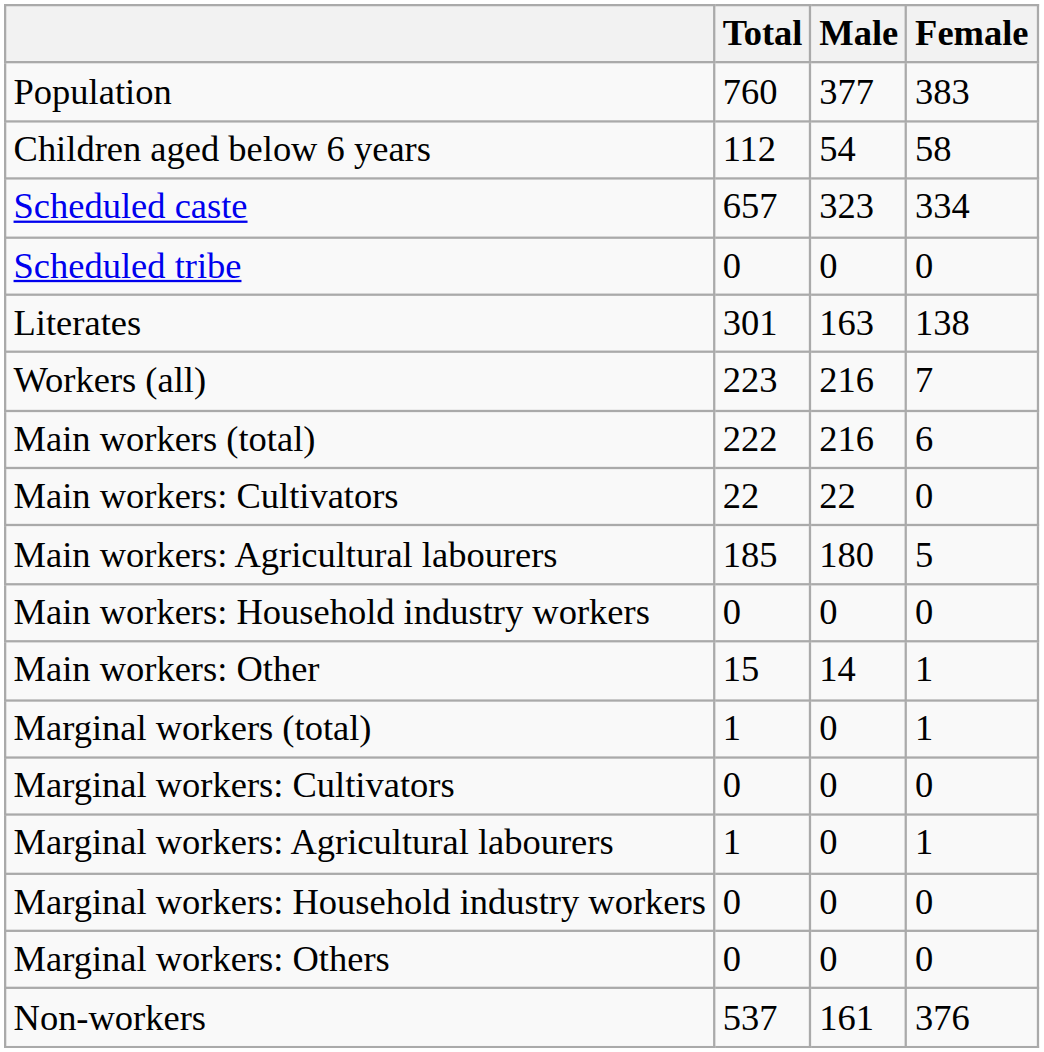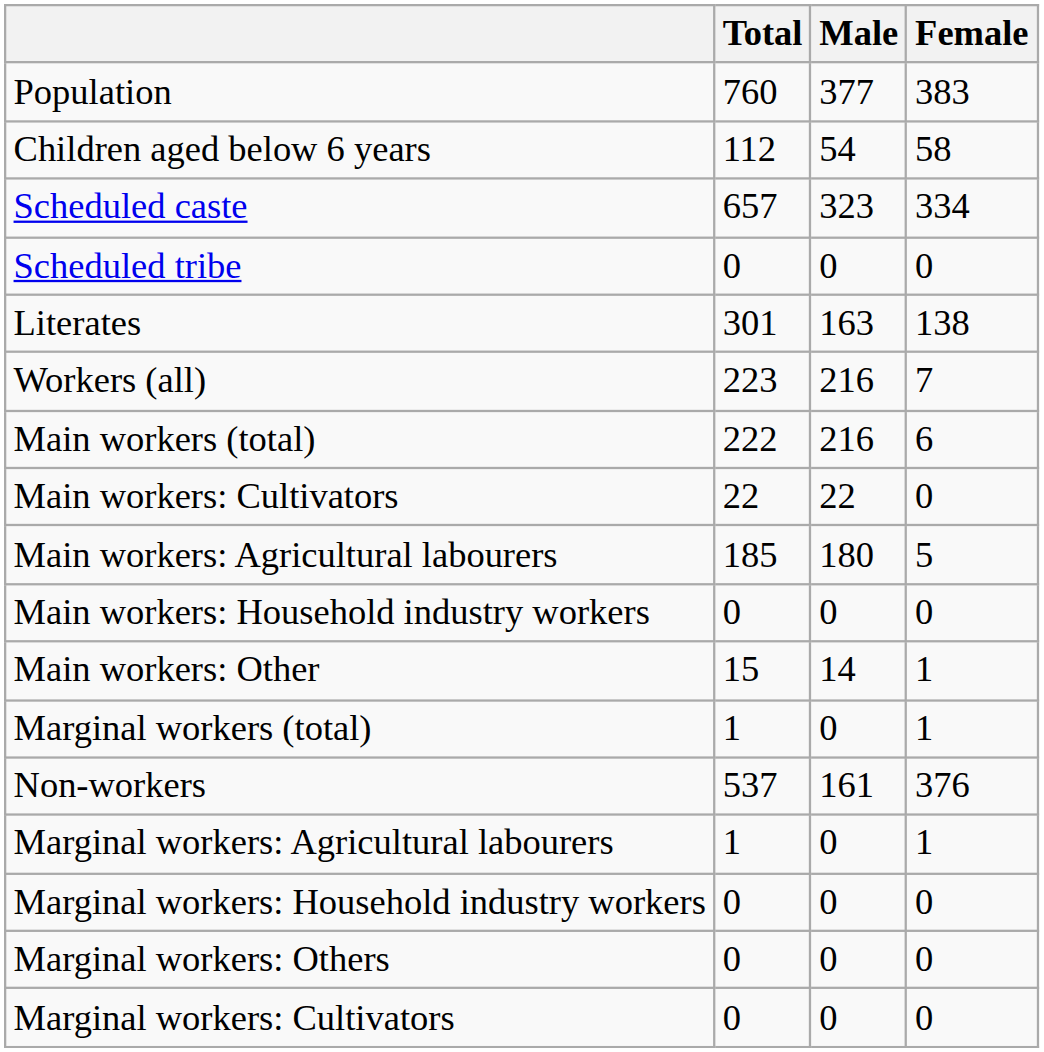rows swapped: (234, 785) <-> (110, 1016)
